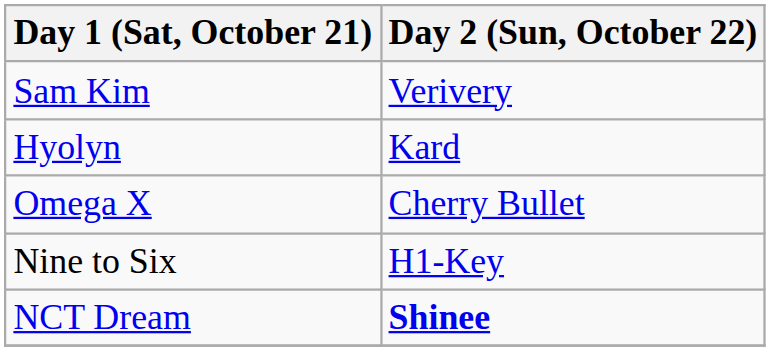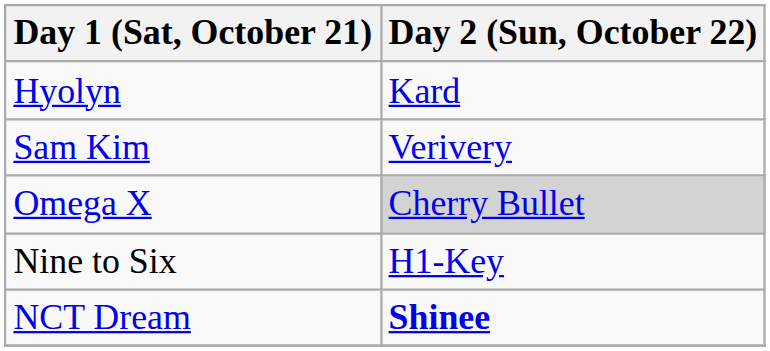rows swapped: (67, 146) <-> (82, 89)
(487, 203) no background -> (487, 203) lightgrey background
